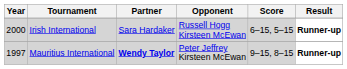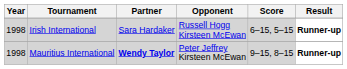(16, 30) 2000 -> (16, 30) 1998
(16, 53) 1997 -> (16, 53) 1998
